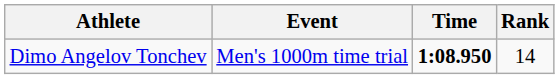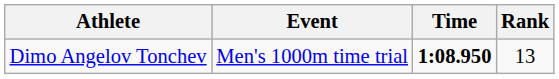(525, 55) 14 -> (525, 55) 13
